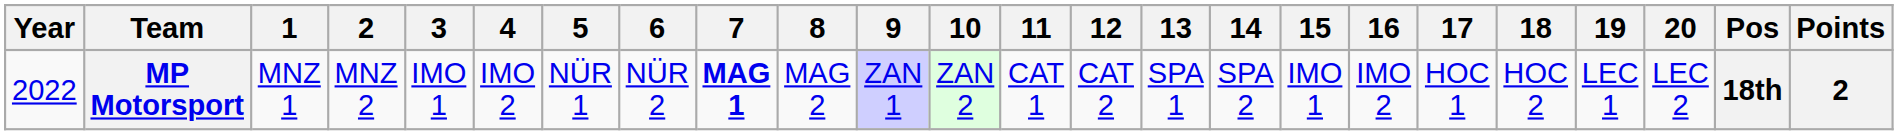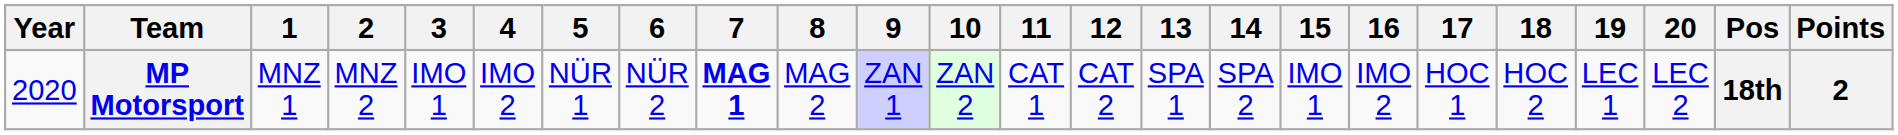(44, 90) 2022 -> (44, 90) 2020
